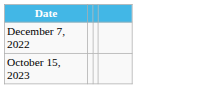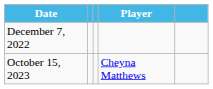+ column: (136, 13)
